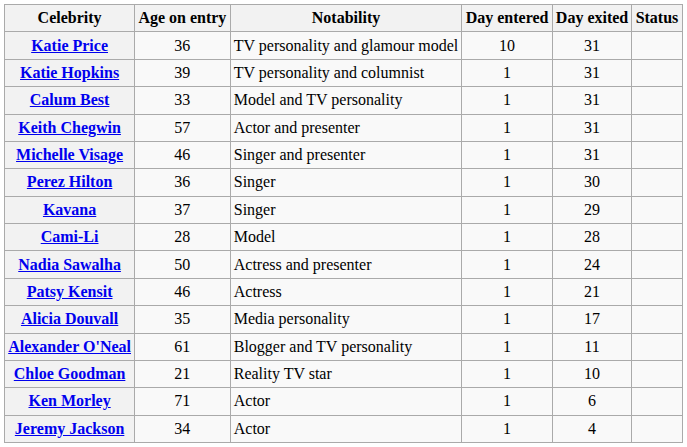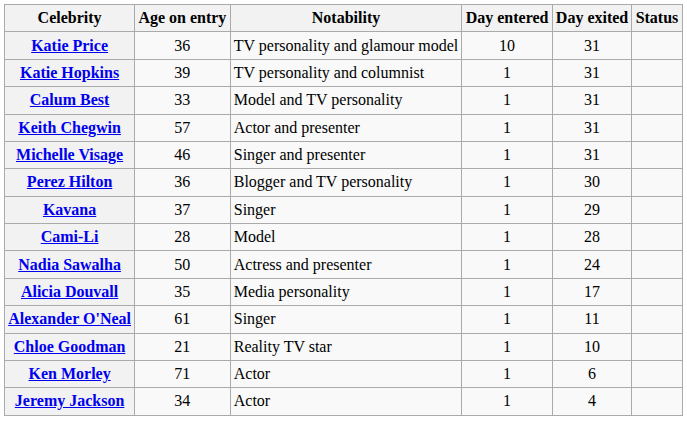(255, 182) Singer -> (323, 182) Blogger and TV personality
- row: (70, 291)
(323, 346) Blogger and TV personality -> (255, 319) Singer
